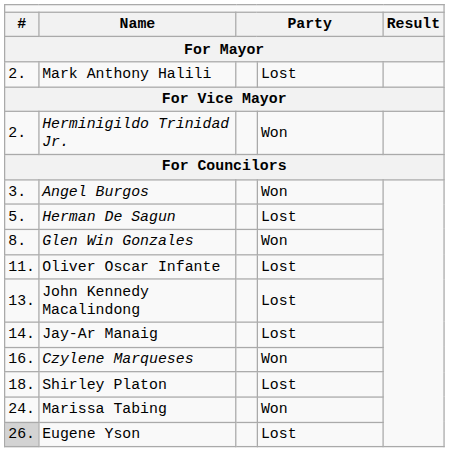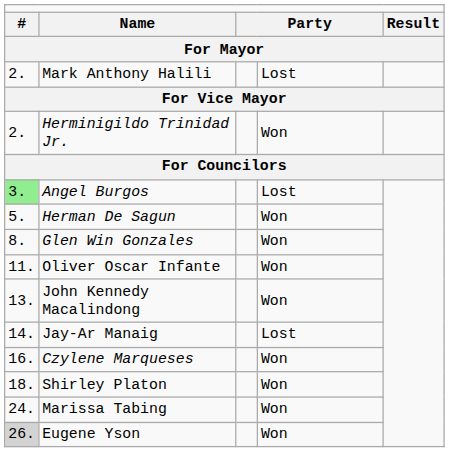(17, 192) no background -> (17, 192) lightgreen background
(274, 192) Won -> (279, 192) Lost
(279, 217) Lost -> (274, 217) Won
(279, 266) Lost -> (274, 266) Won
(279, 300) Lost -> (274, 300) Won
(279, 384) Lost -> (274, 384) Won
(279, 434) Lost -> (274, 434) Won
